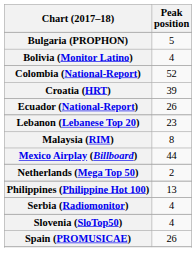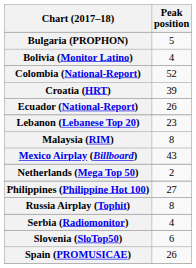(172, 156) 44 -> (172, 156) 43
(172, 189) 13 -> (172, 189) 27
+ row: (78, 205)
(172, 222) 4 -> (172, 238) 6
